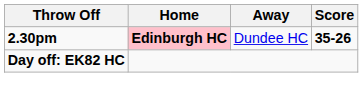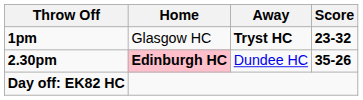+ row: (22, 38)
